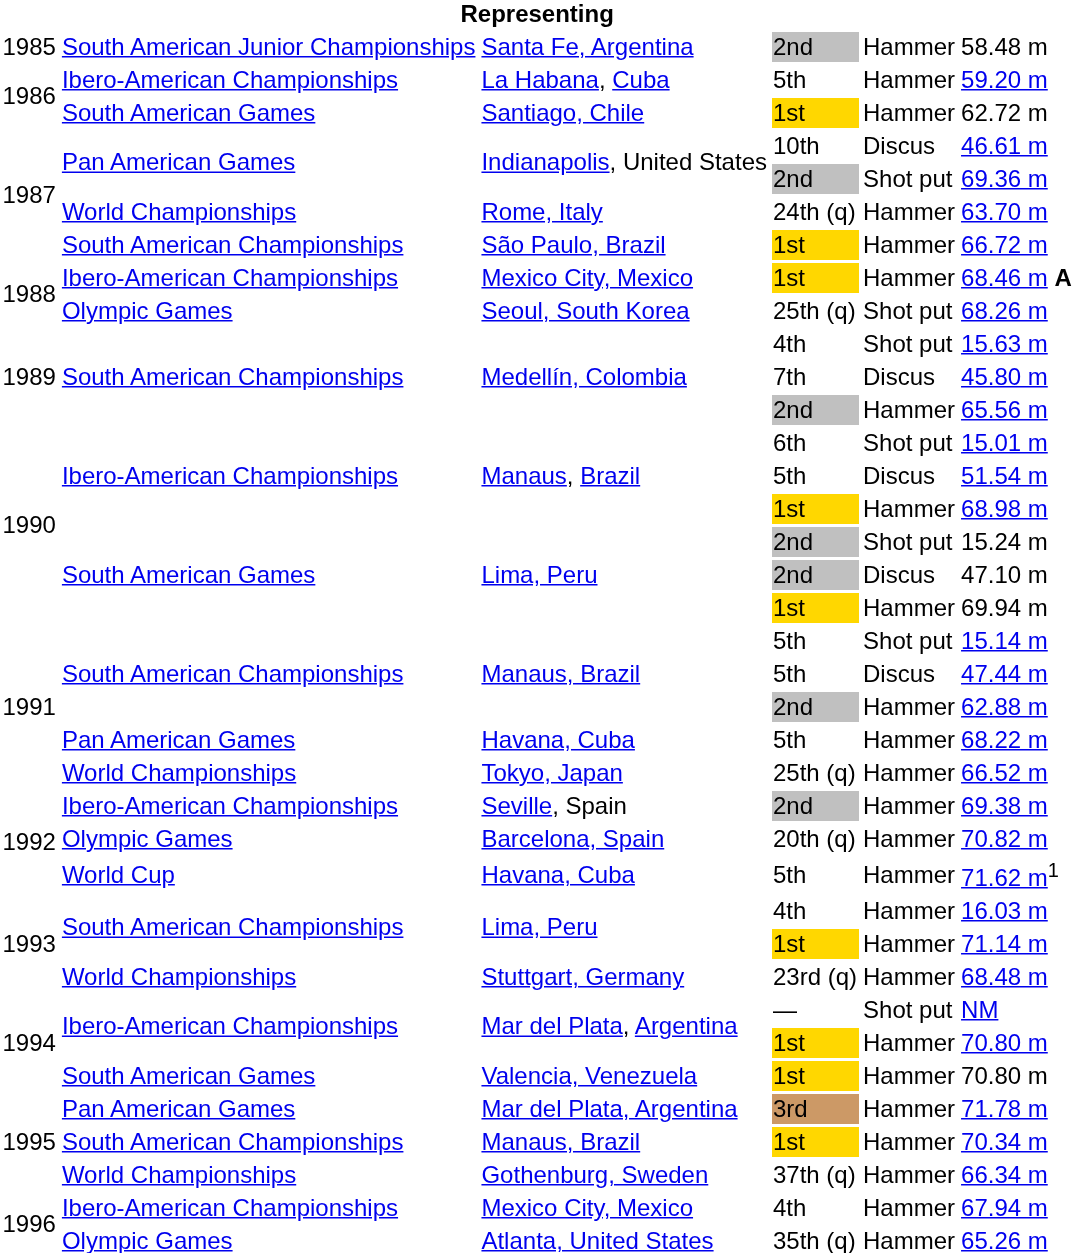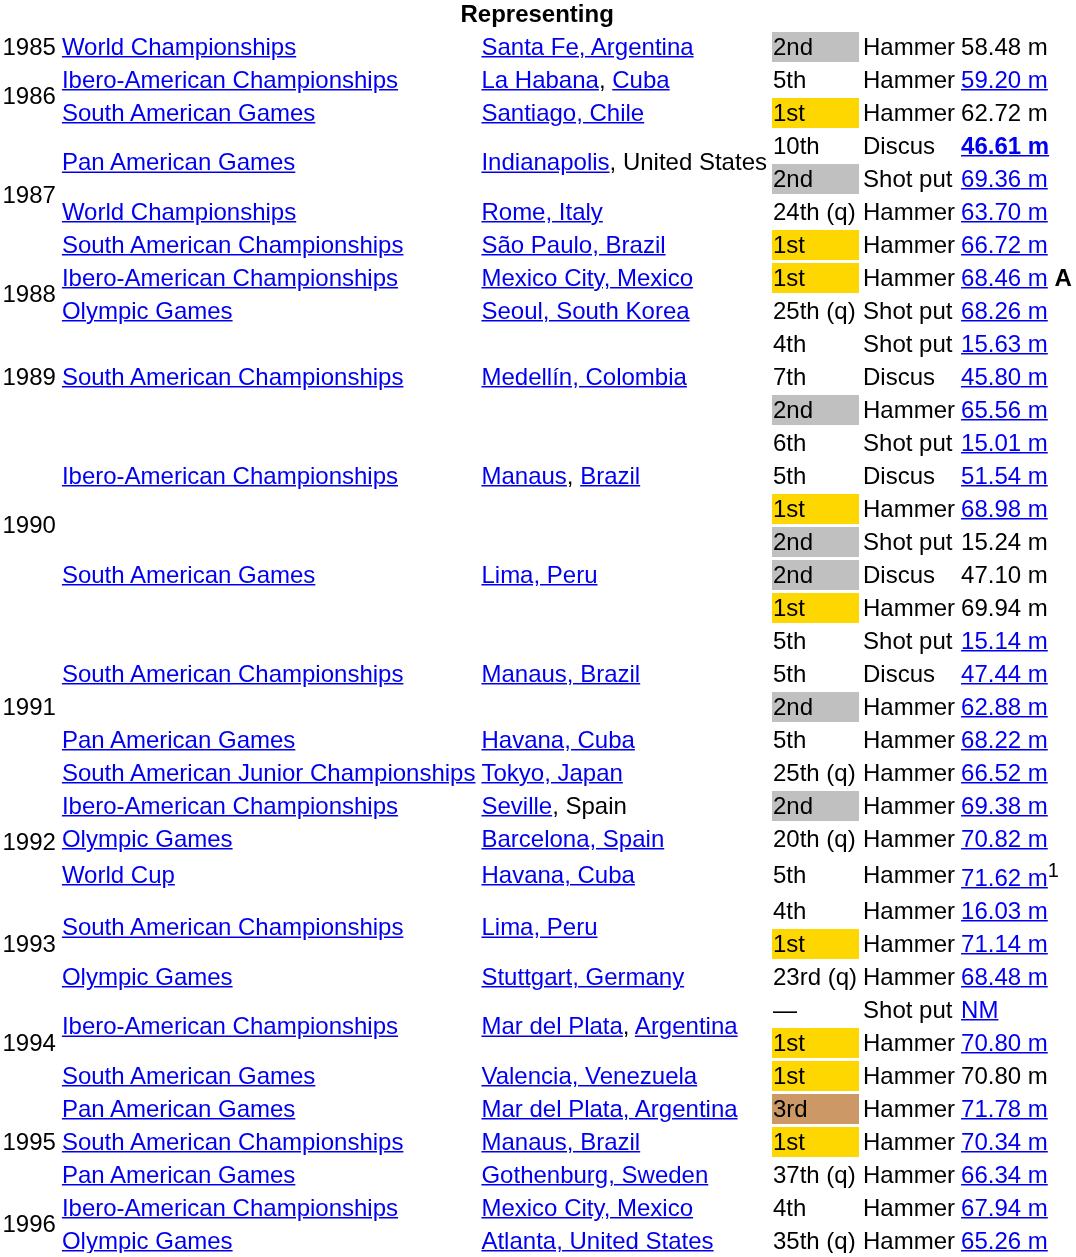(269, 46) South American Junior Championships -> (179, 46) World Championships
(1004, 145) normal -> (1005, 145) bold
(179, 772) World Championships -> (269, 772) South American Junior Championships
(179, 977) World Championships -> (147, 977) Olympic Games
(179, 1175) World Championships -> (179, 1175) Pan American Games
